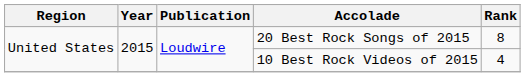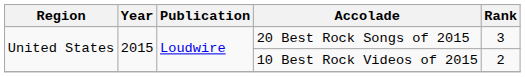(501, 38) 8 -> (501, 38) 3
(501, 60) 4 -> (501, 60) 2
